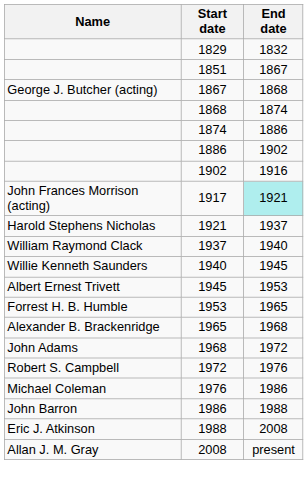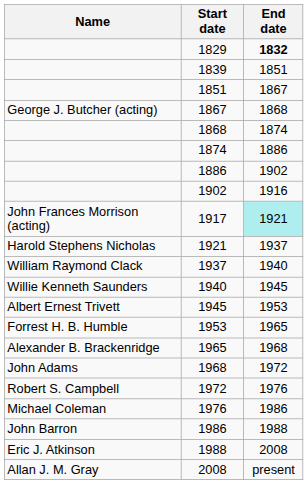(273, 49) normal -> (273, 49) bold
+ row: (212, 69)
